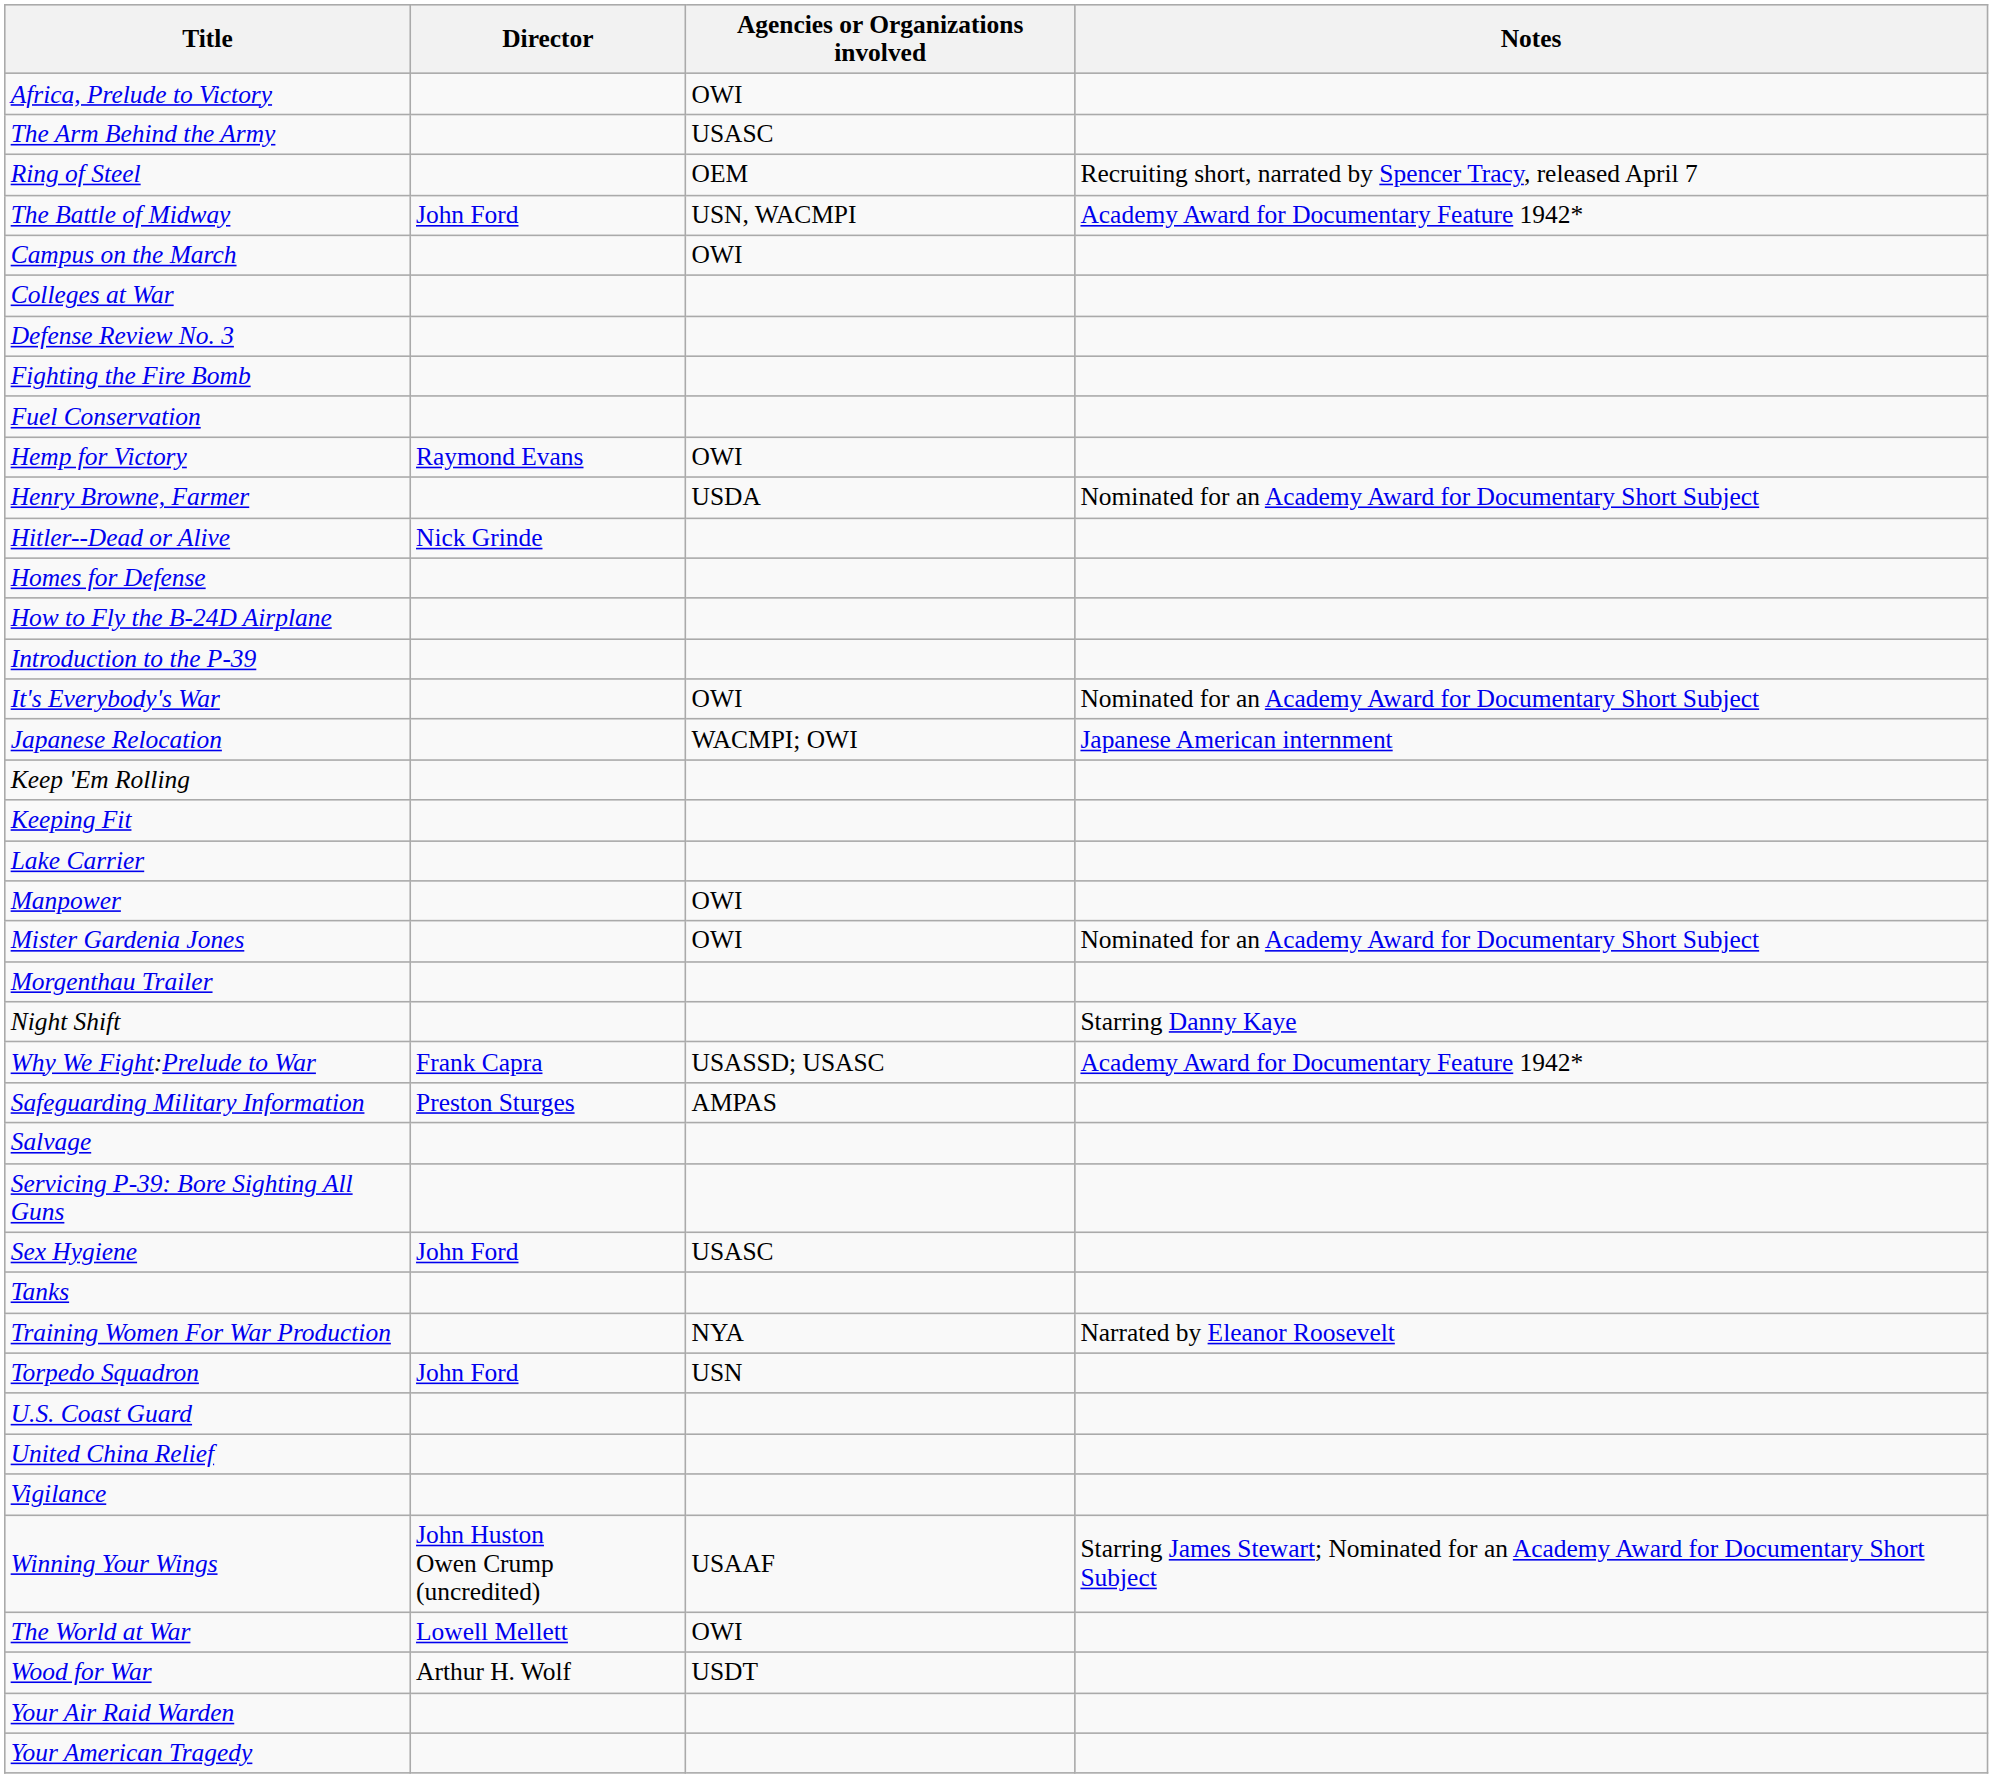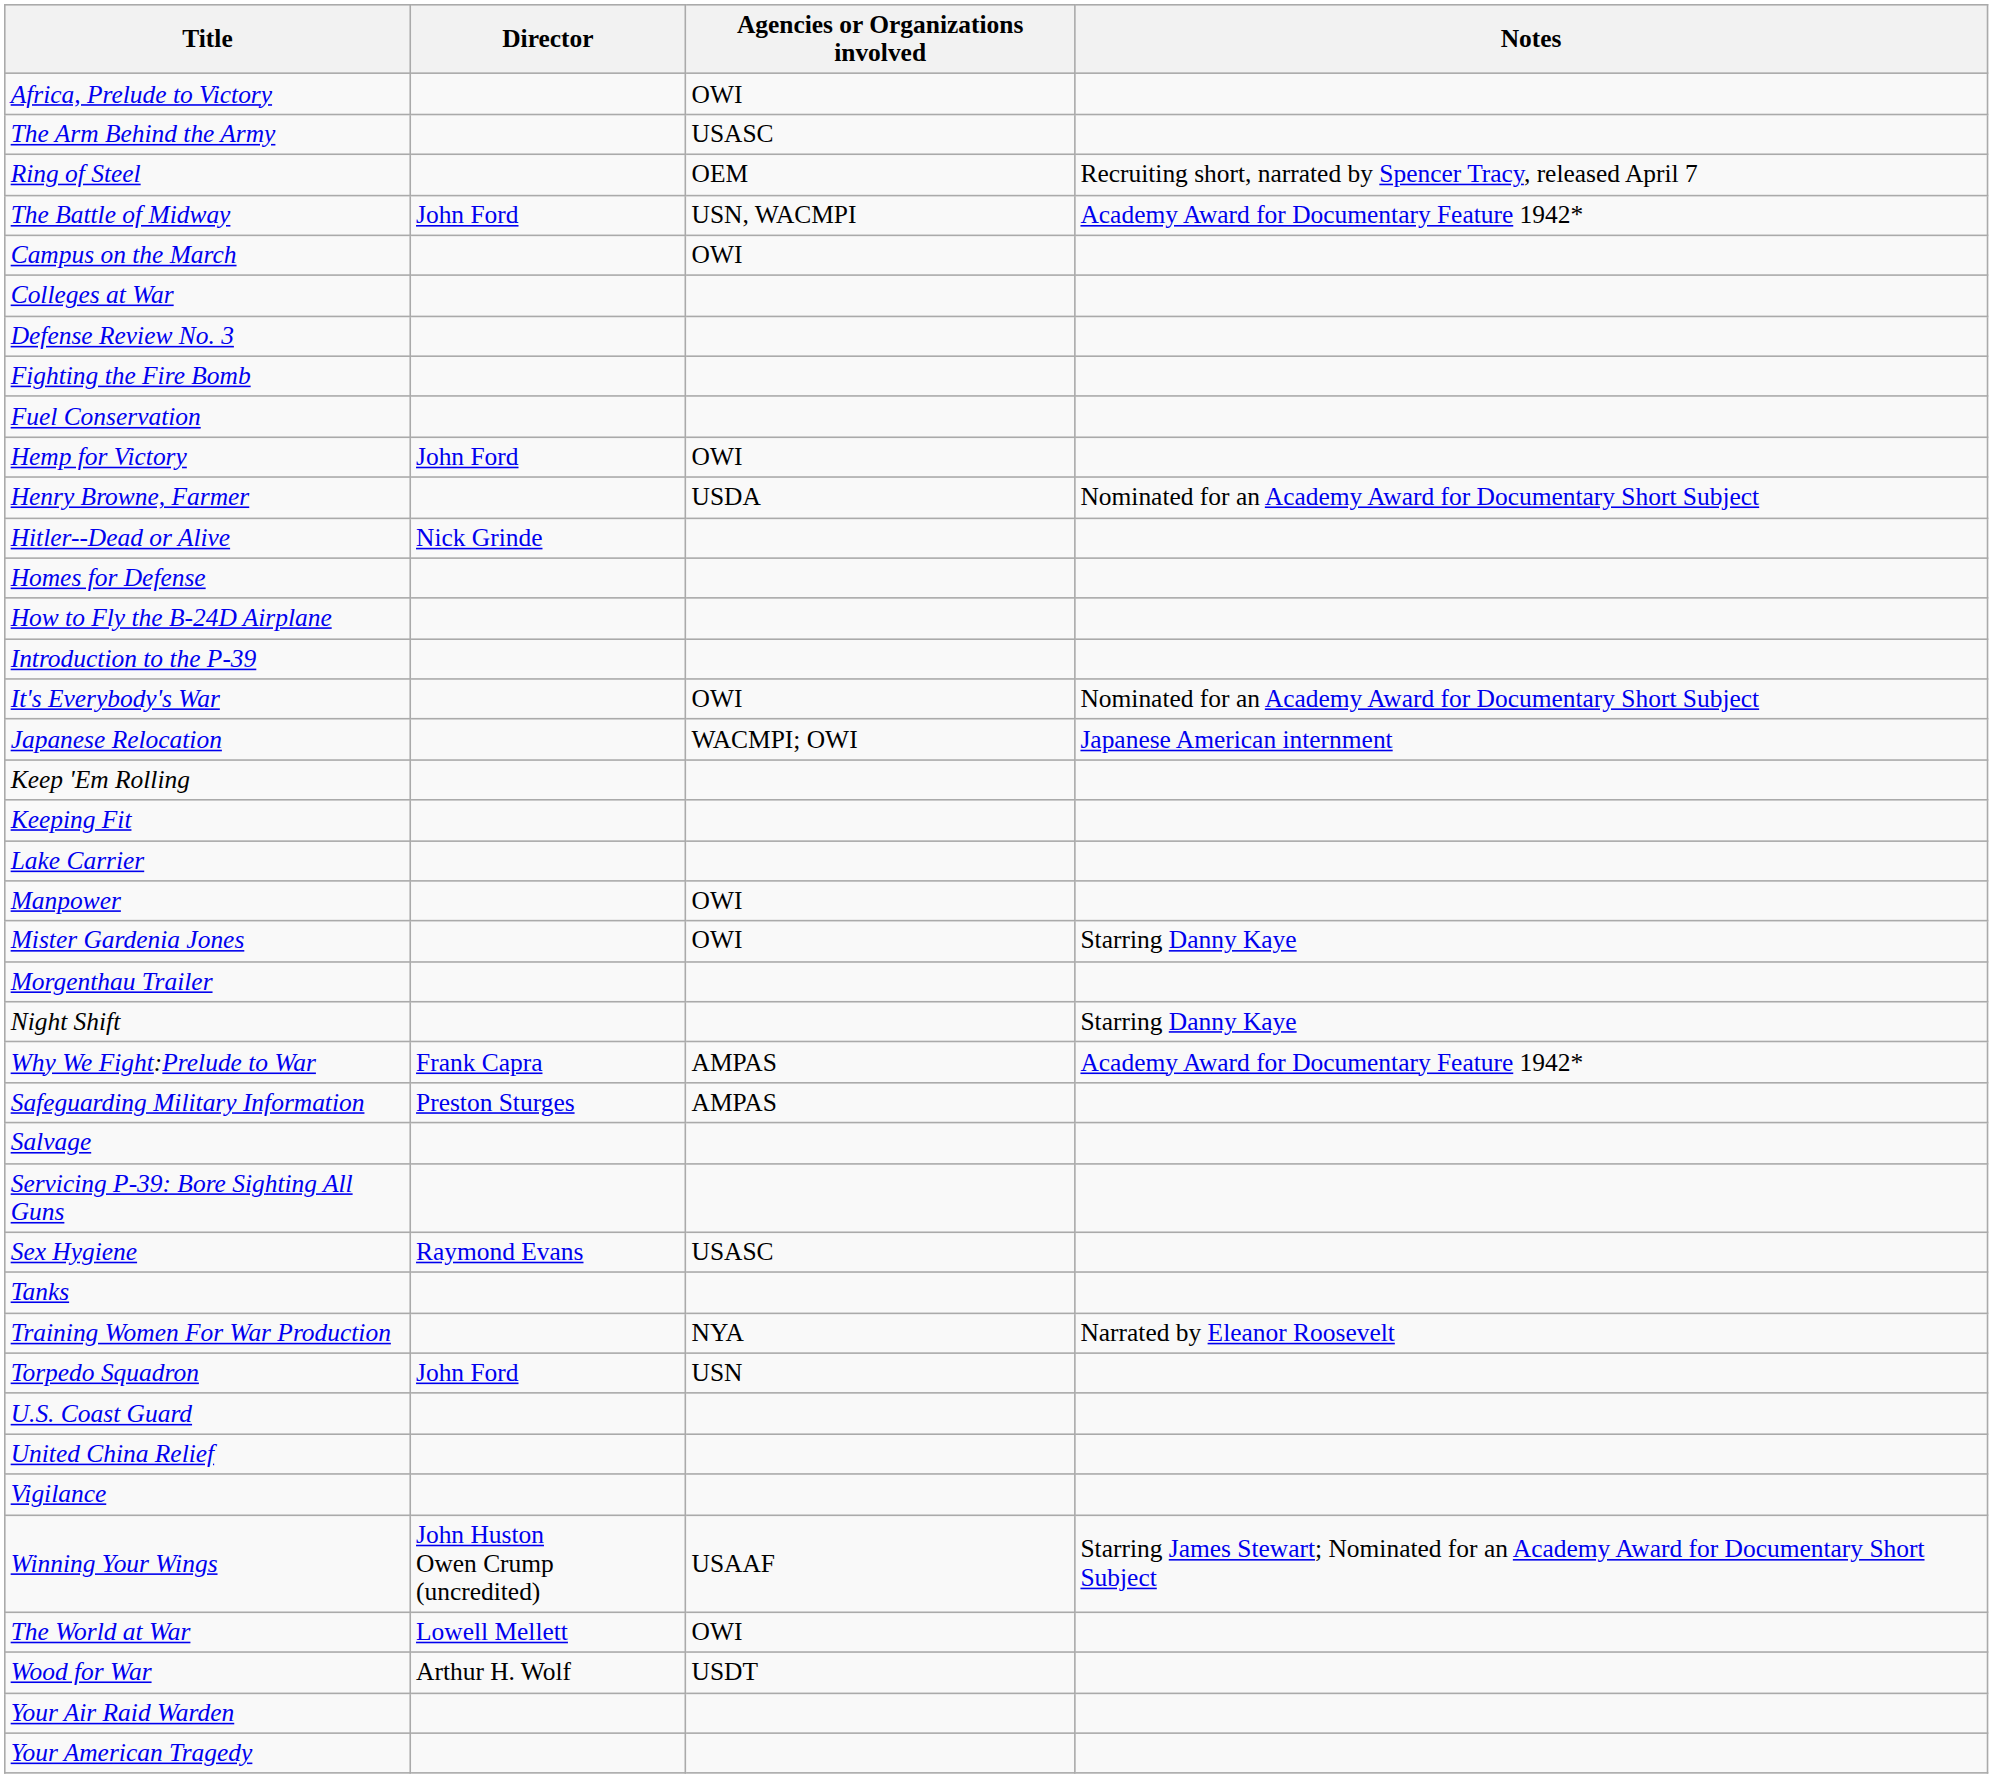(500, 456) Raymond Evans -> (467, 456) John Ford
(1420, 940) Nominated for an Academy Award for Documentary Short Subject -> (1189, 940) Starring Danny Kaye
(788, 1061) USASSD; USASC -> (734, 1061) AMPAS
(467, 1251) John Ford -> (500, 1251) Raymond Evans
